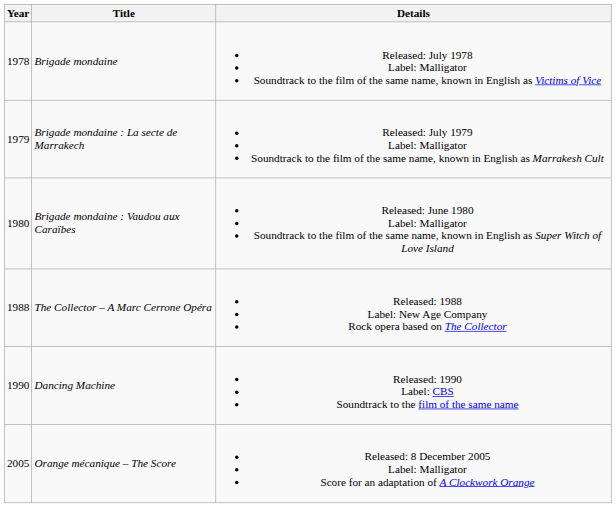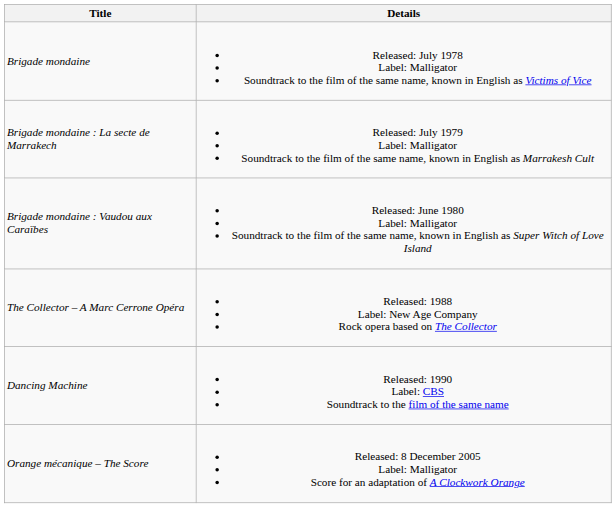- column: (18, 13)
